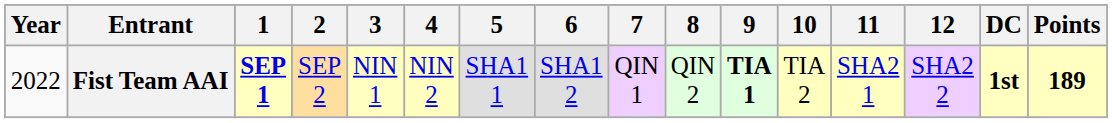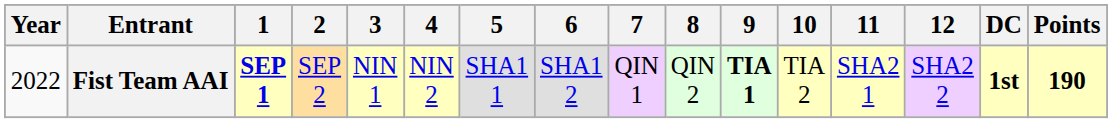(1067, 80) 189 -> (1067, 80) 190
